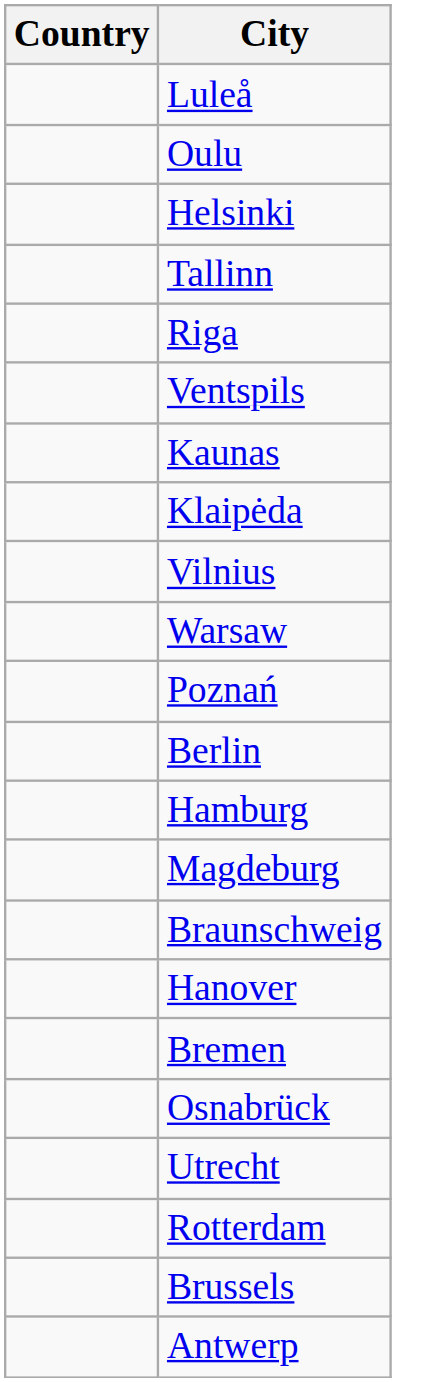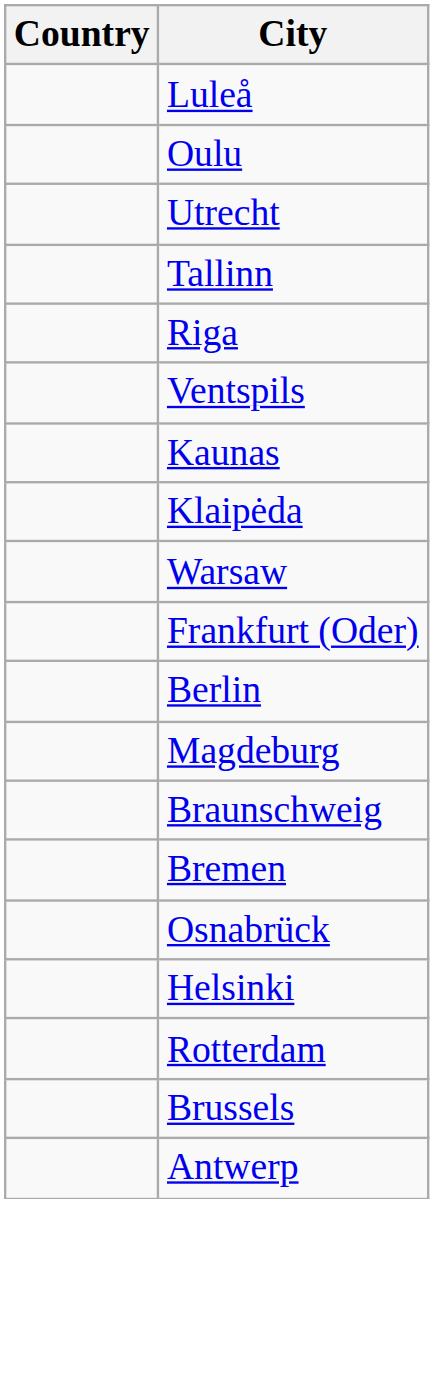rows swapped: (231, 213) <-> (223, 1167)
- row: (221, 570)
- row: (222, 690)
+ row: (293, 630)
- row: (238, 809)
- row: (232, 988)
